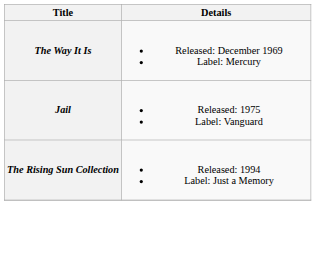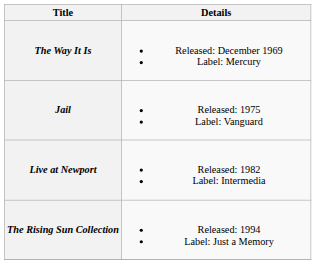+ row: (63, 170)
